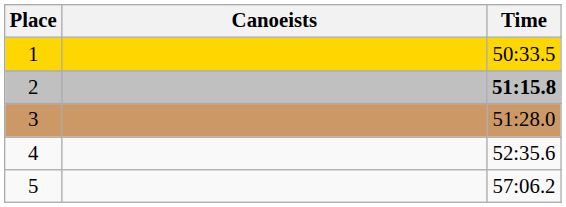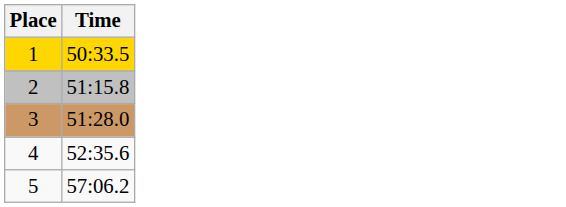- column: (274, 20)
(524, 86) bold -> (98, 86) normal
